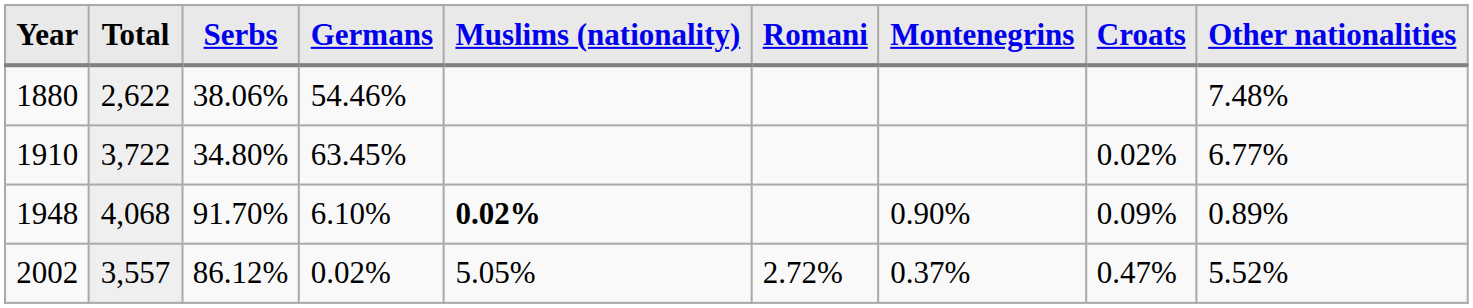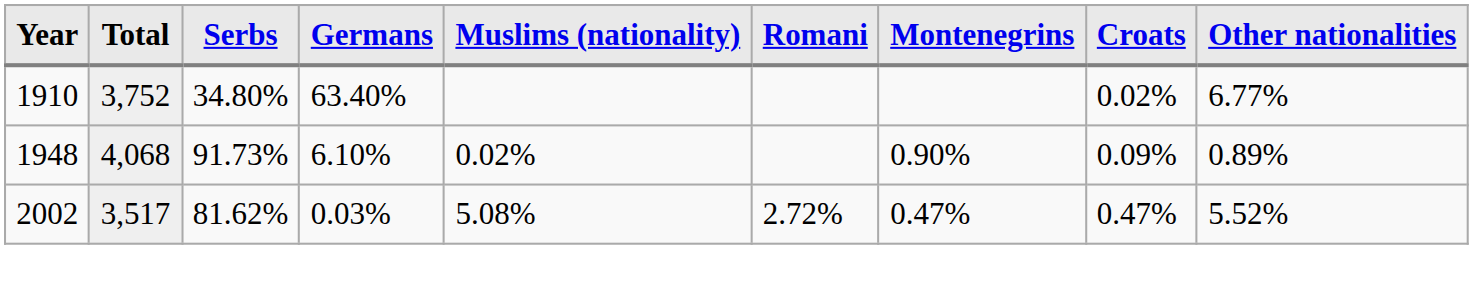- row: (47, 95)
(136, 154) 3,722 -> (136, 95) 3,752
(359, 154) 63.45% -> (359, 95) 63.40%
(241, 213) 91.70% -> (241, 154) 91.73%
(498, 213) bold -> (495, 154) normal
(136, 272) 3,557 -> (136, 213) 3,517
(241, 272) 86.12% -> (241, 213) 81.62%
(351, 272) 0.02% -> (351, 213) 0.03%
(495, 272) 5.05% -> (495, 213) 5.08%
(930, 272) 0.37% -> (930, 213) 0.47%
